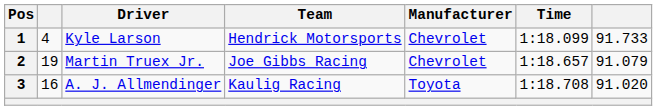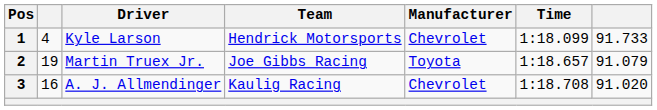(448, 63) Chevrolet -> (435, 63) Toyota
(435, 87) Toyota -> (448, 87) Chevrolet
